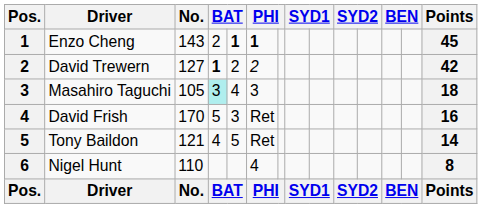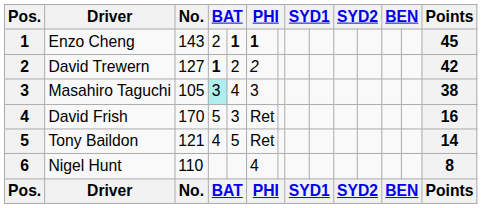(450, 91) 18 -> (450, 91) 38
